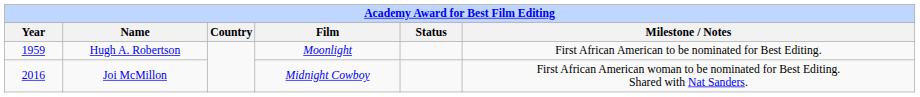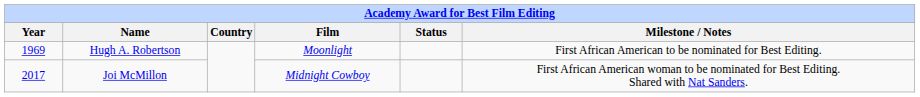(33, 50) 1959 -> (33, 50) 1969
(33, 75) 2016 -> (33, 75) 2017
